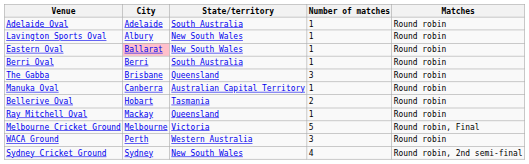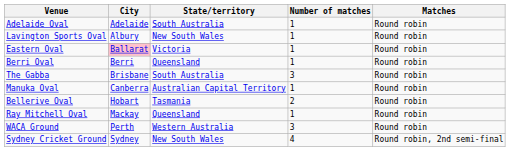(207, 50) New South Wales -> (171, 50) Victoria
(207, 62) South Australia -> (176, 62) Queensland
(195, 75) Queensland -> (188, 75) South Australia
- row: (63, 127)
